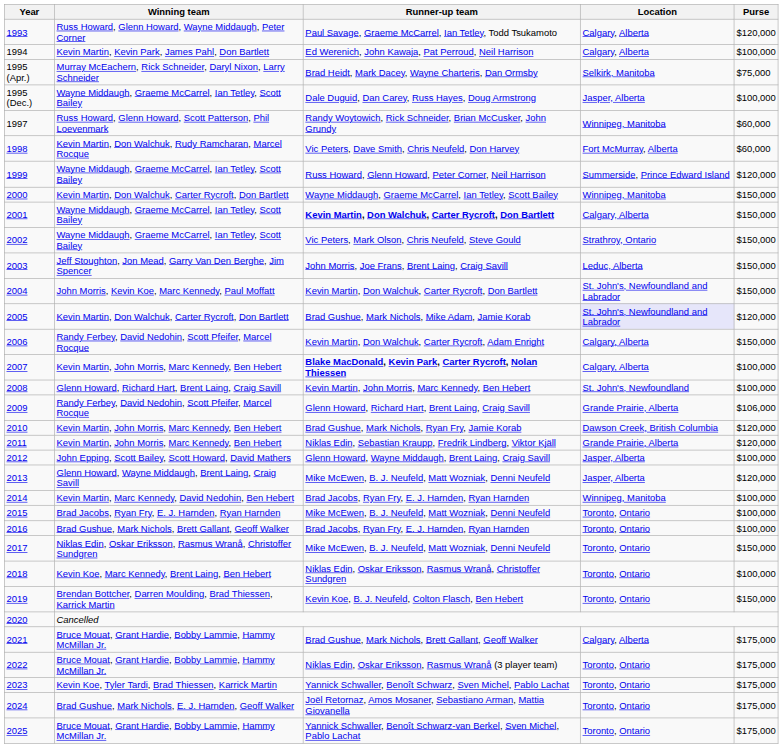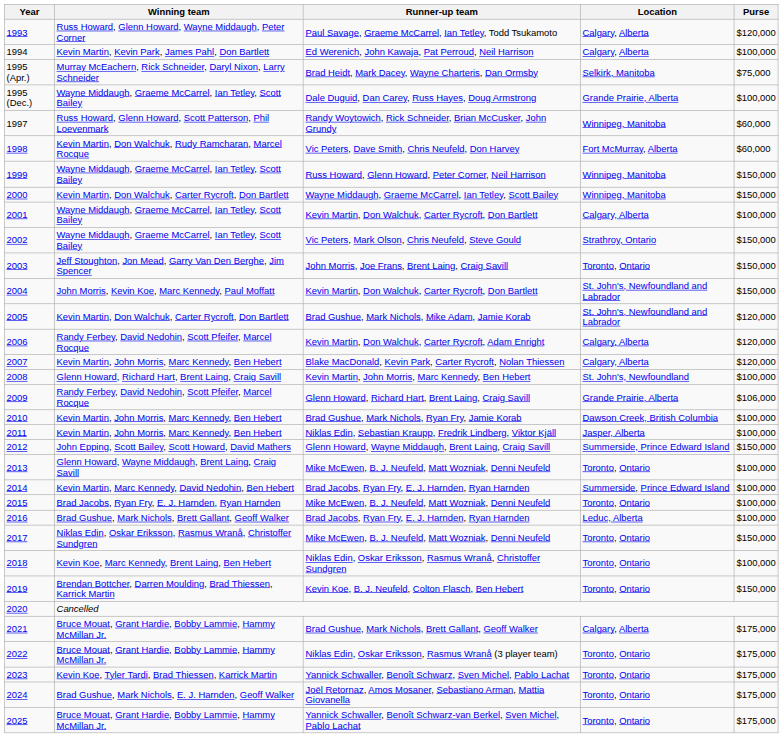(614, 98) Jasper, Alberta -> (630, 98) Grande Prairie, Alberta
(656, 174) Summerside, Prince Edward Island -> (624, 174) Winnipeg, Manitoba
(756, 174) $120,000 -> (756, 174) $150,000
(430, 215) bold -> (422, 215) normal
(756, 215) $150,000 -> (756, 215) $100,000
(613, 266) Leduc, Alberta -> (616, 266) Toronto, Ontario
(645, 317) lavender background -> (645, 317) no background
(756, 342) $150,000 -> (756, 342) $120,000
(421, 367) bold -> (435, 362) normal
(756, 367) $100,000 -> (756, 362) $120,000
(756, 428) $120,000 -> (756, 418) $100,000
(630, 443) Grande Prairie, Alberta -> (614, 432) Jasper, Alberta
(756, 443) $120,000 -> (756, 432) $100,000
(614, 458) Jasper, Alberta -> (656, 447) Summerside, Prince Edward Island
(756, 458) $100,000 -> (756, 447) $150,000
(614, 478) Jasper, Alberta -> (616, 468) Toronto, Ontario
(756, 478) $120,000 -> (756, 468) $100,000
(624, 498) Winnipeg, Manitoba -> (656, 488) Summerside, Prince Edward Island
(616, 528) Toronto, Ontario -> (613, 518) Leduc, Alberta
